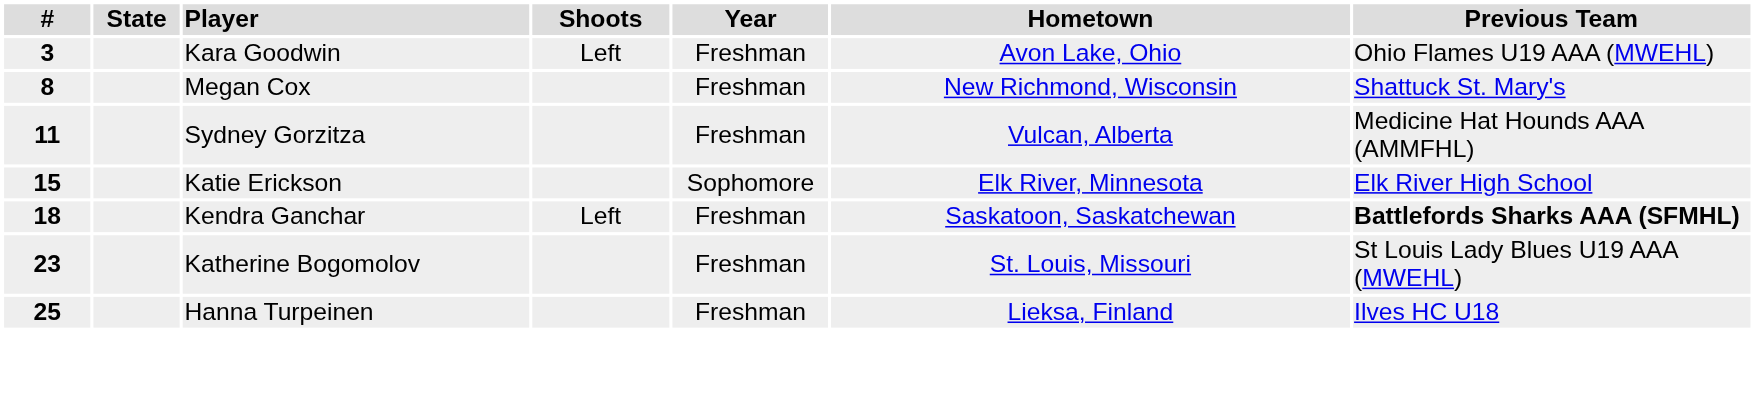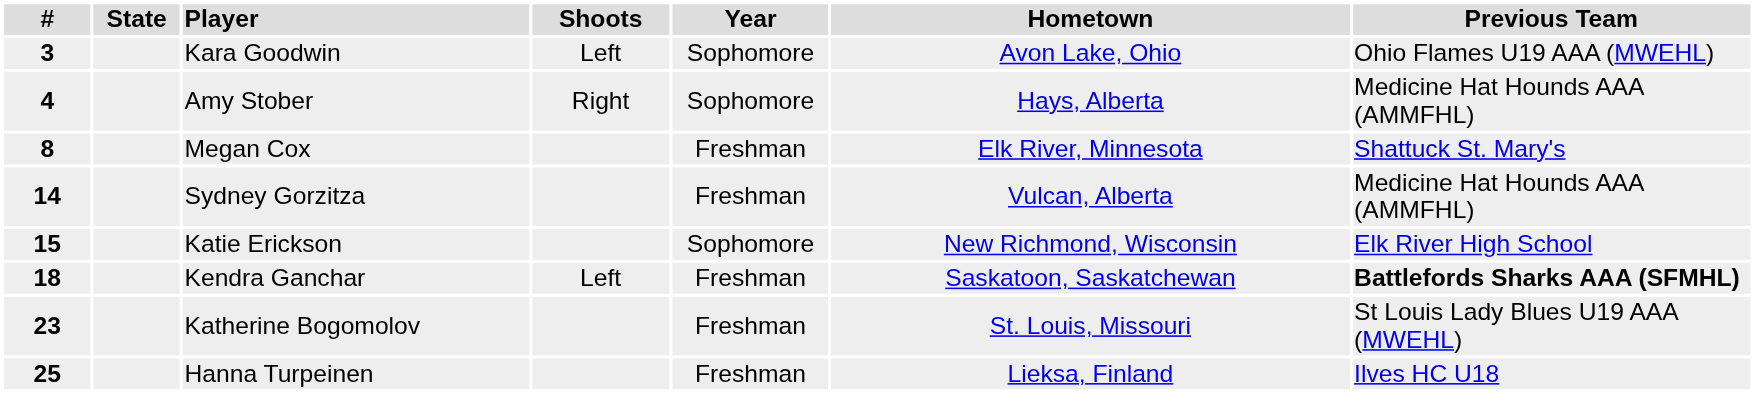(751, 53) Freshman -> (751, 53) Sophomore
+ row: (249, 100)
(1090, 87) New Richmond, Wisconsin -> (1090, 148) Elk River, Minnesota
(47, 134) 11 -> (47, 196) 14
(1090, 182) Elk River, Minnesota -> (1090, 244) New Richmond, Wisconsin
